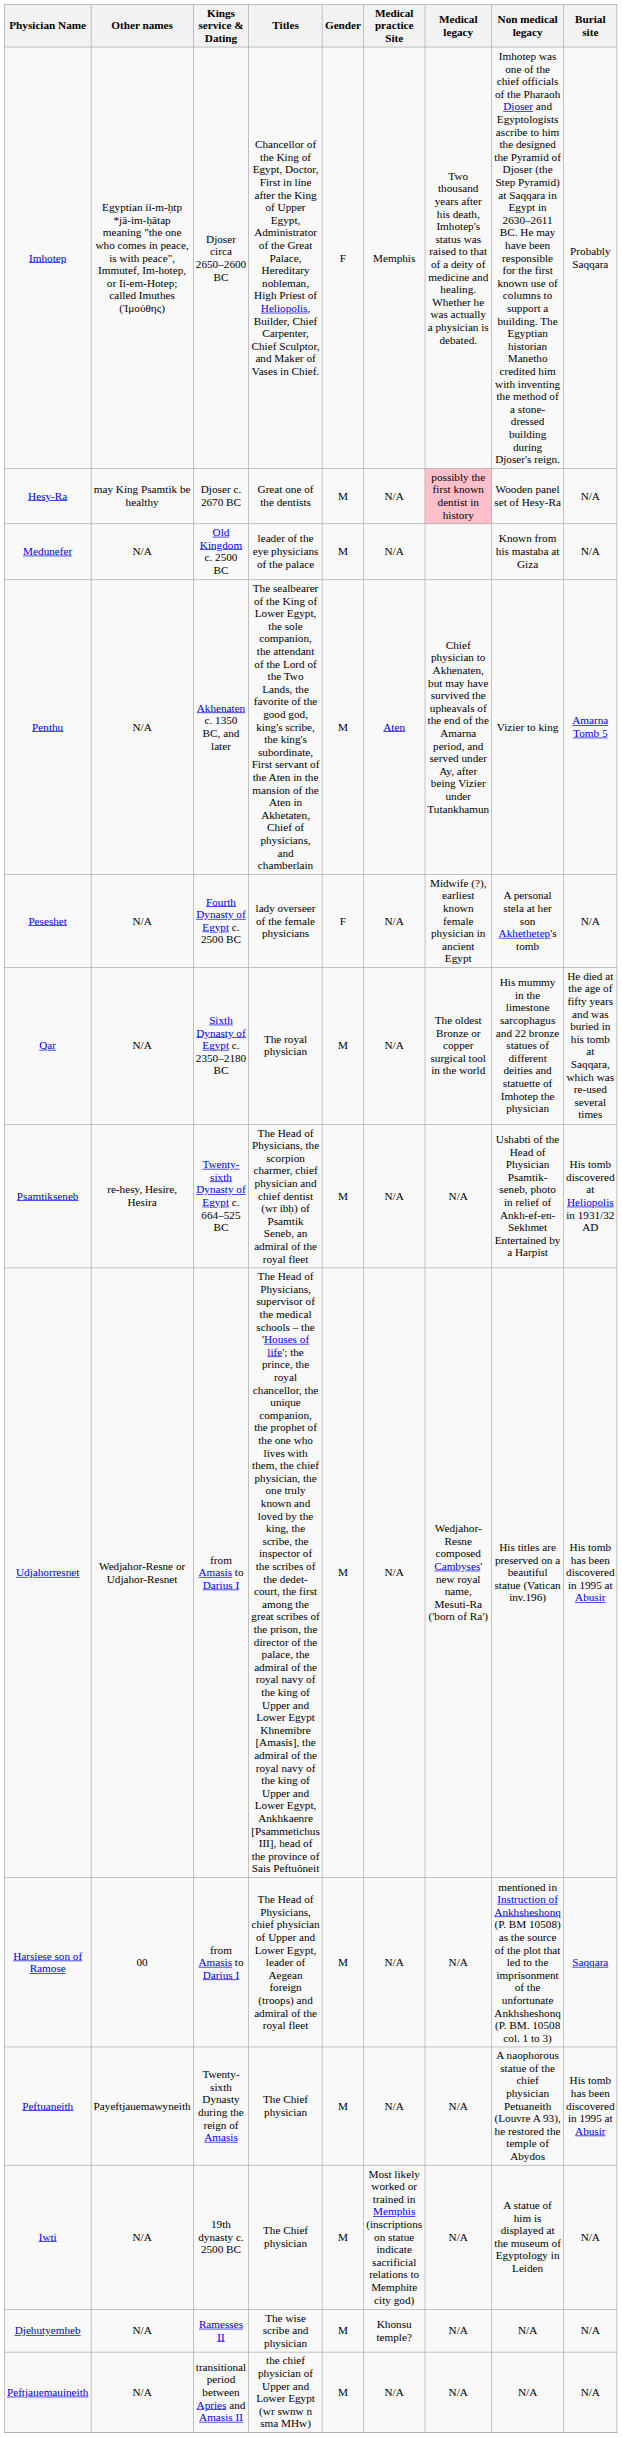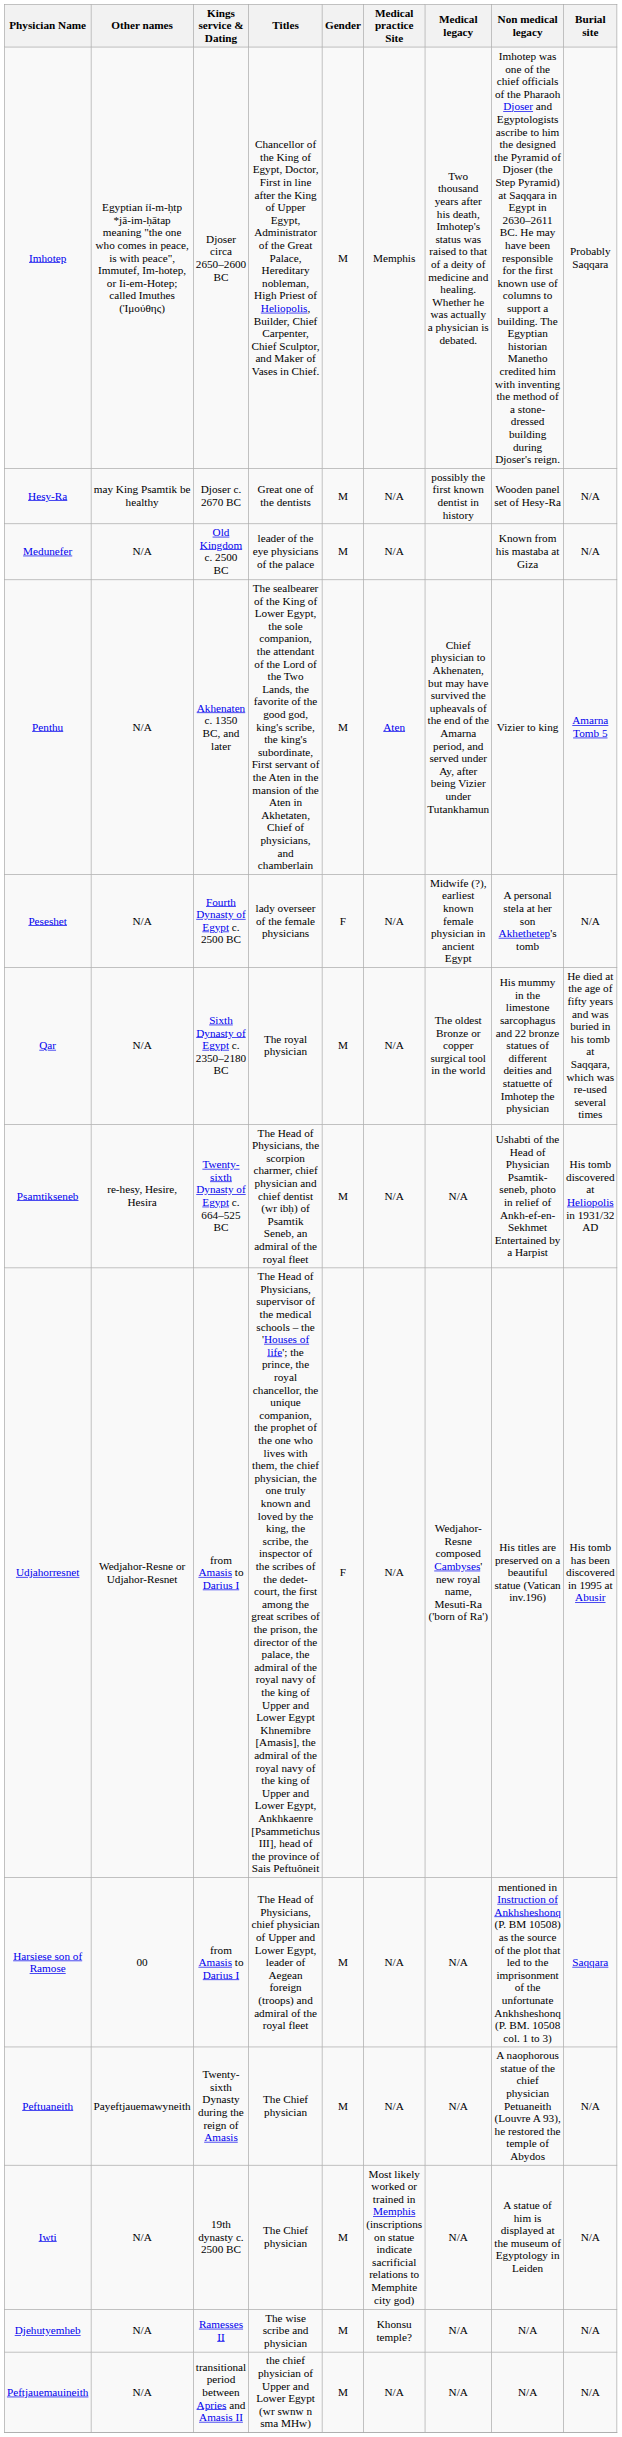(343, 257) F -> (343, 257) M
(458, 496) pink background -> (458, 496) no background
(343, 1572) M -> (343, 1572) F
(590, 2106) His tomb has been discovered in 1995 at Abusir -> (590, 2106) N/A
